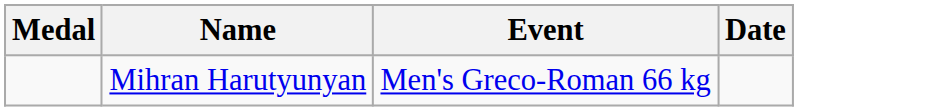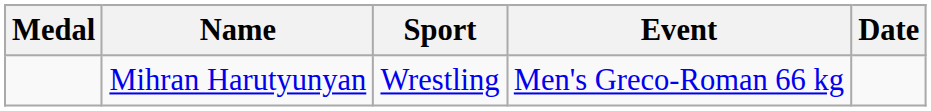+ column: (440, 29)
